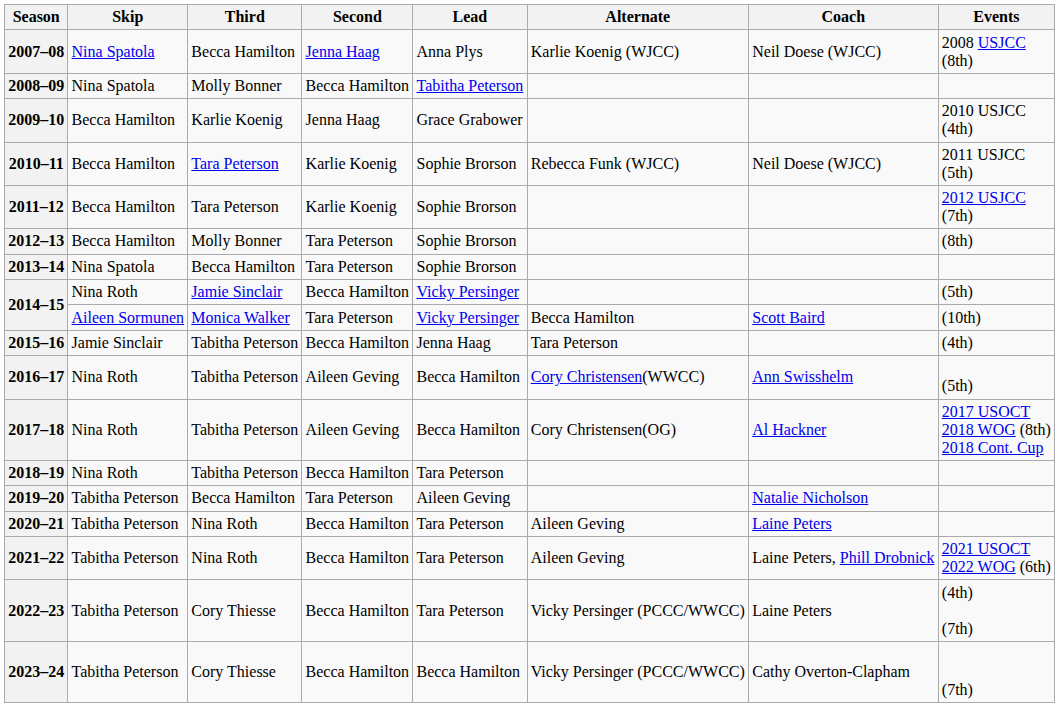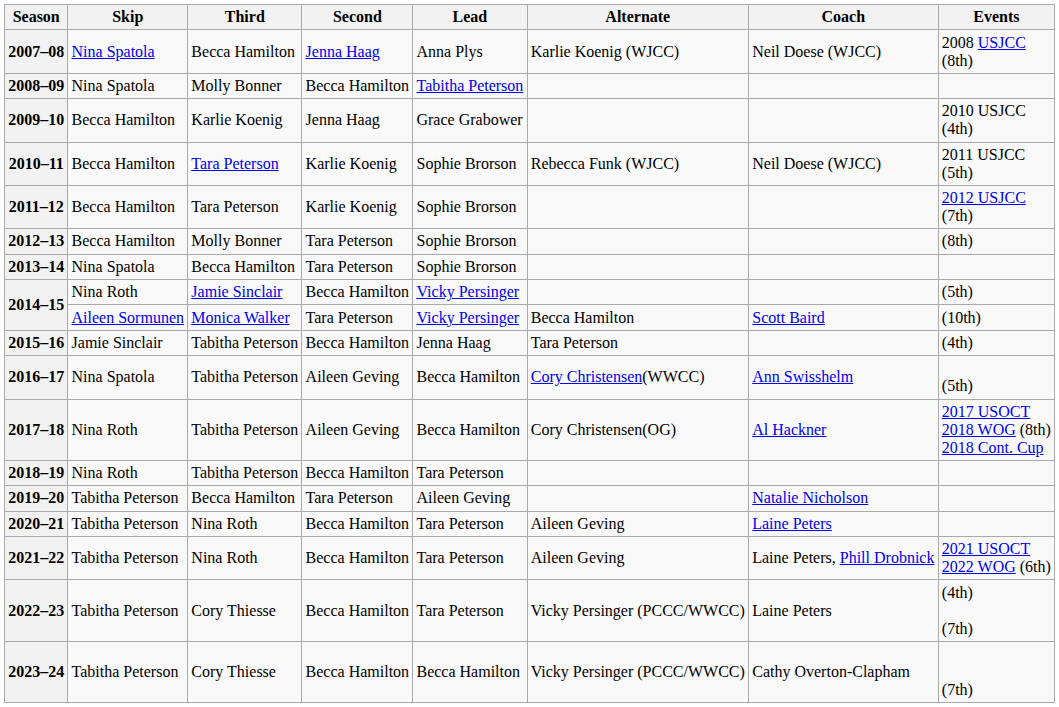(105, 377) Nina Roth -> (113, 377) Nina Spatola
